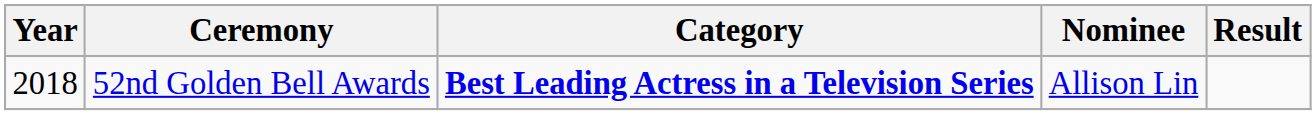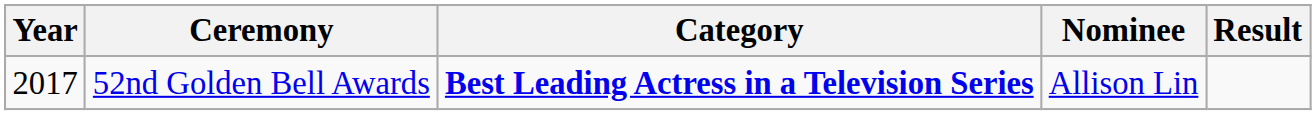(45, 82) 2018 -> (45, 82) 2017
